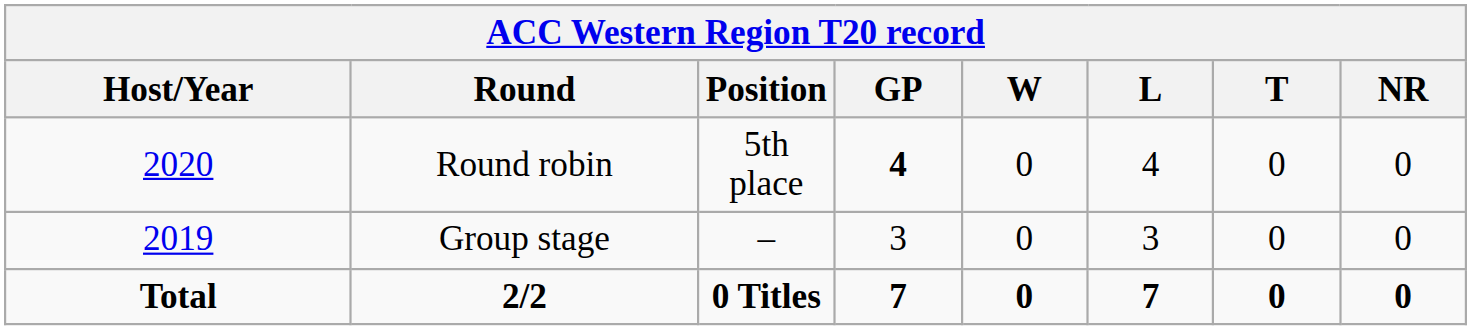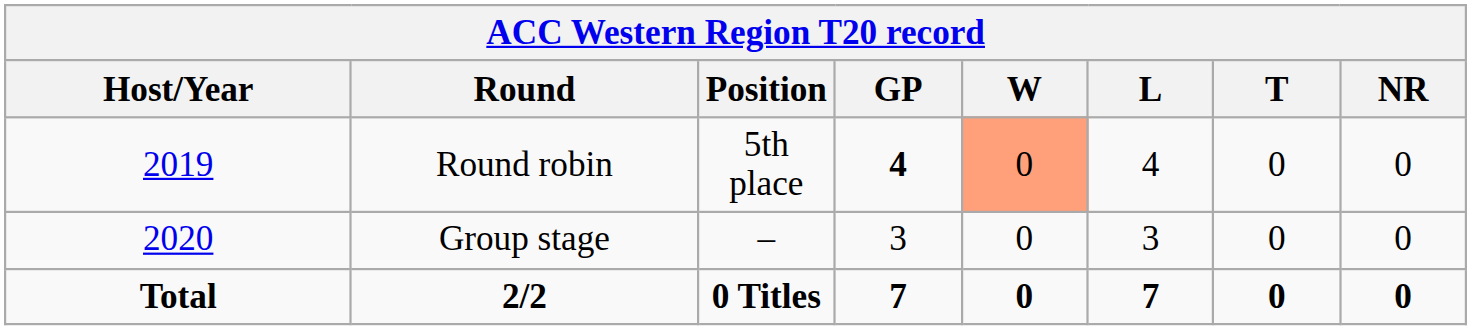(178, 163) 2020 -> (178, 163) 2019
(1024, 163) no background -> (1024, 163) lightsalmon background
(178, 239) 2019 -> (178, 239) 2020
